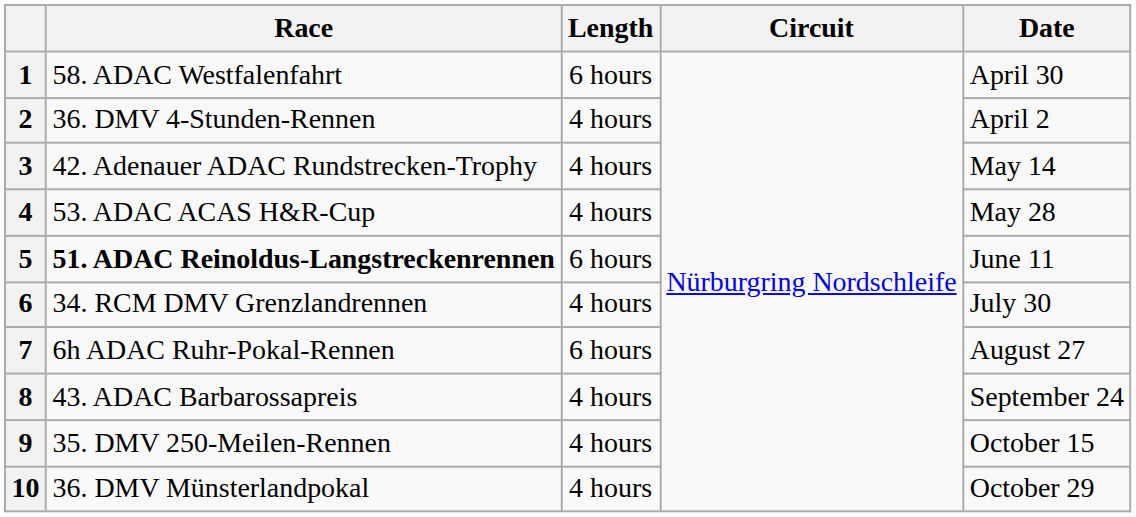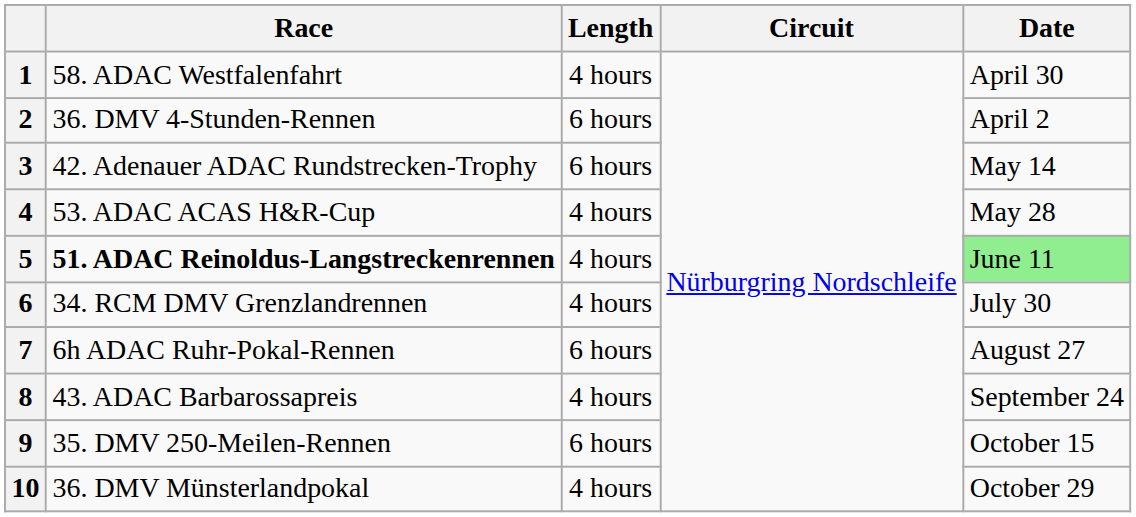(611, 74) 6 hours -> (611, 74) 4 hours
(611, 120) 4 hours -> (611, 120) 6 hours
(611, 166) 4 hours -> (611, 166) 6 hours
(611, 258) 6 hours -> (611, 258) 4 hours
(1012, 258) no background -> (1012, 258) lightgreen background
(611, 442) 4 hours -> (611, 442) 6 hours
